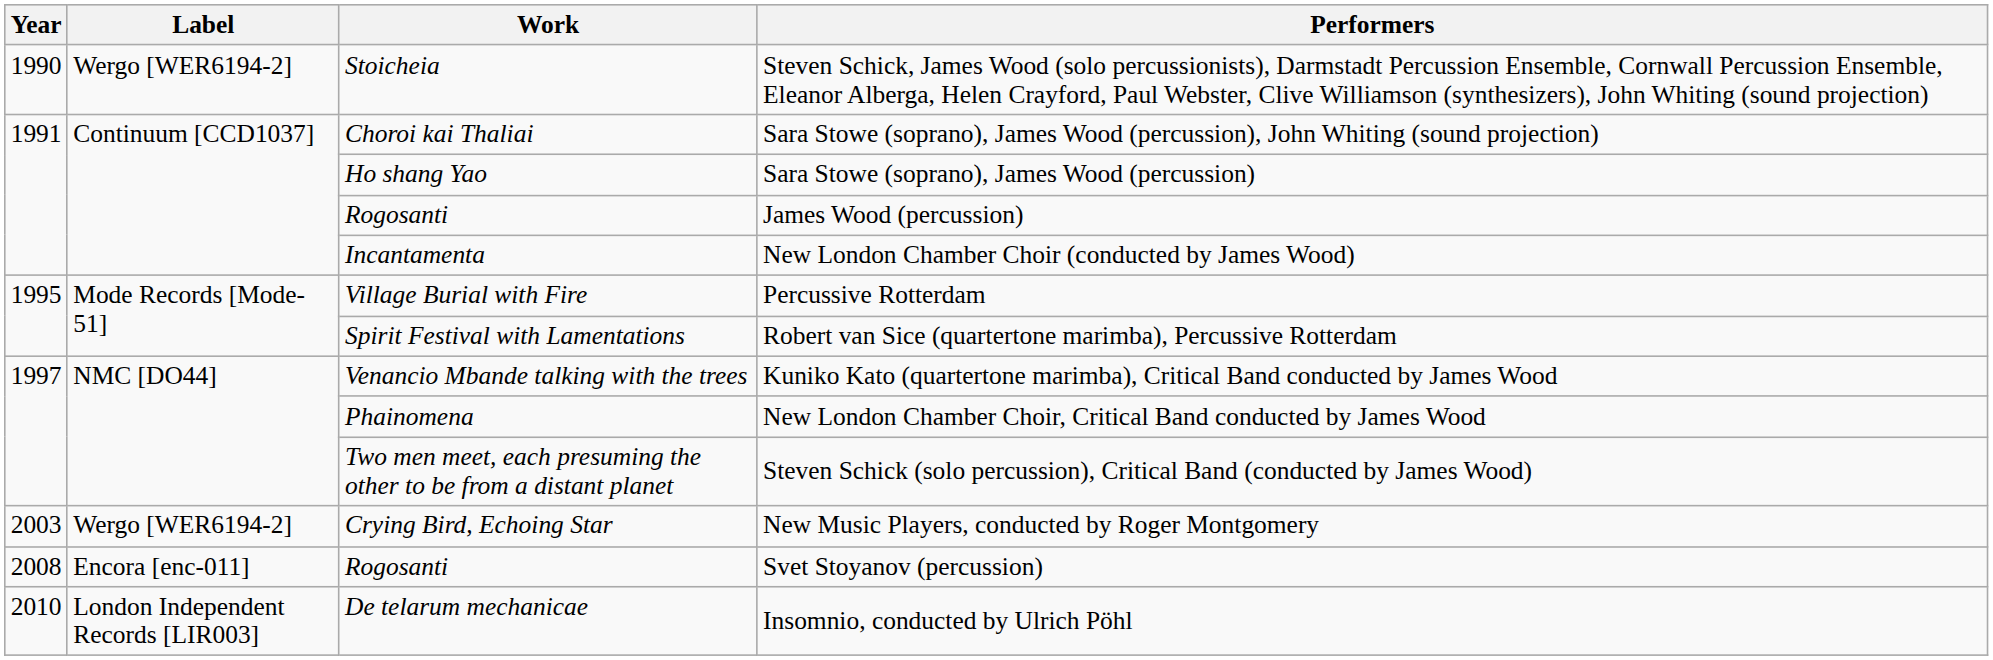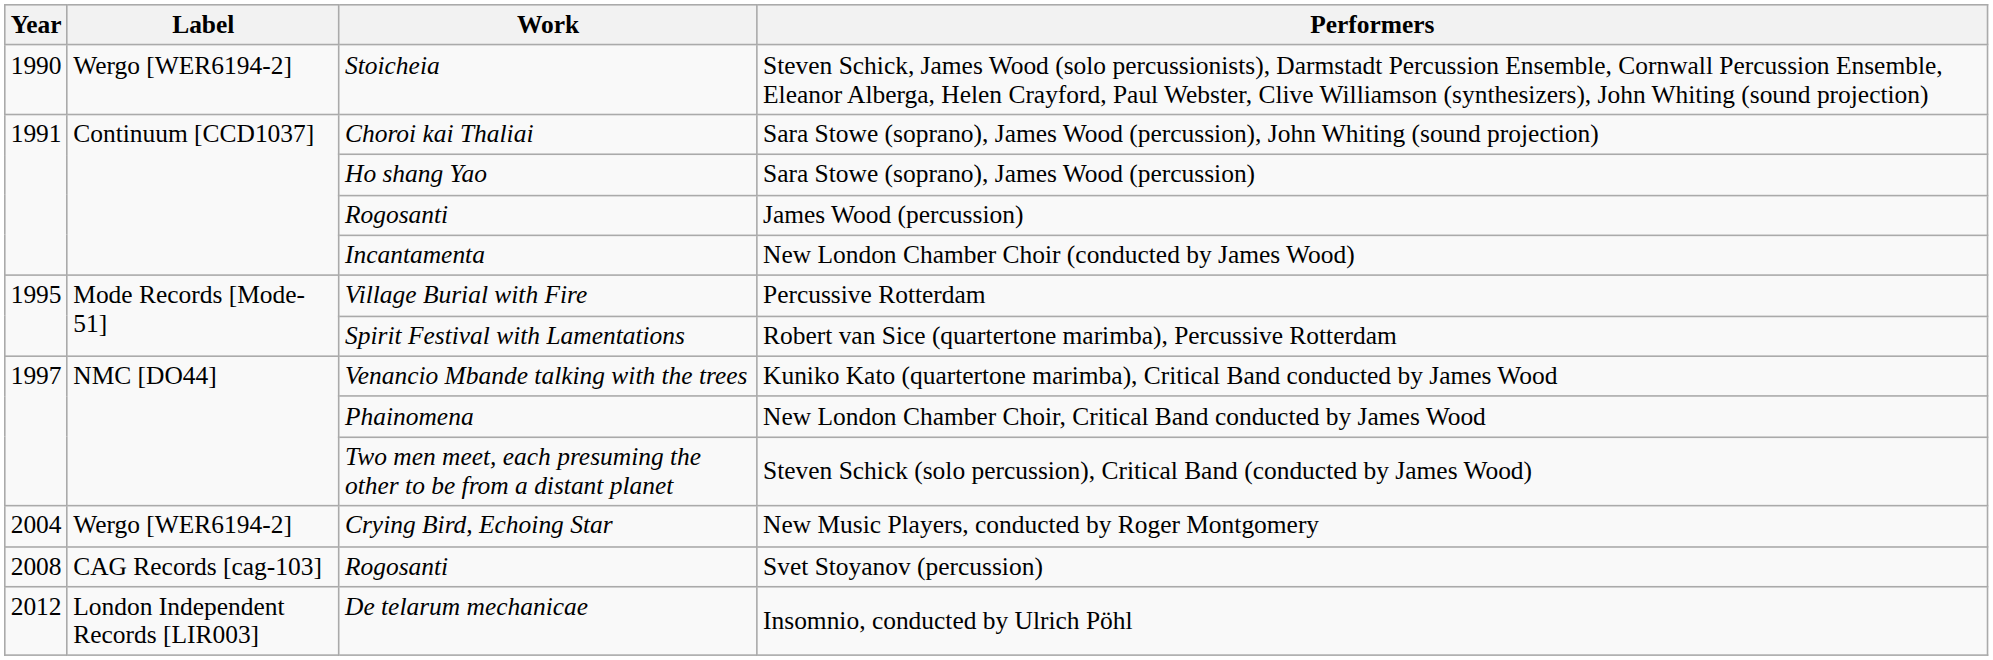(36, 525) 2003 -> (36, 525) 2004
(161, 566) Encora [enc-011] -> (198, 566) CAG Records [cag-103]
(36, 606) 2010 -> (36, 606) 2012
